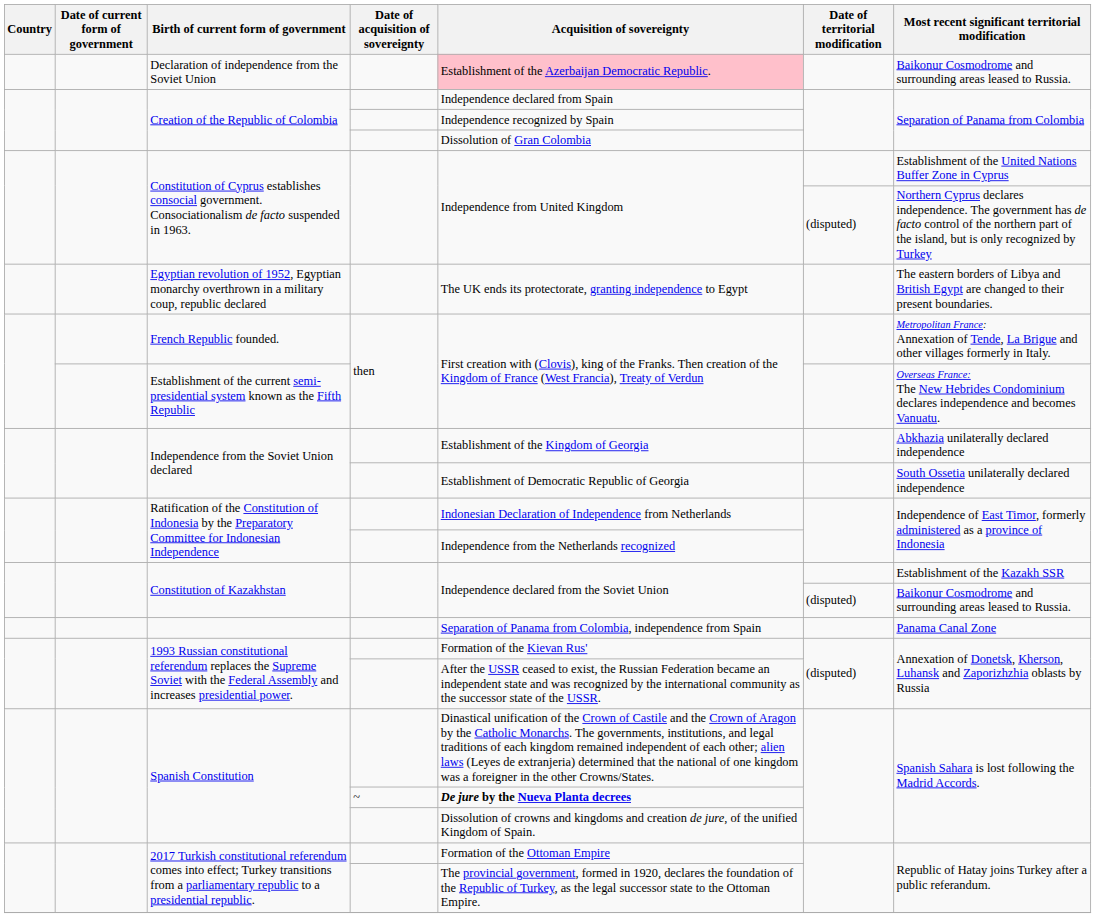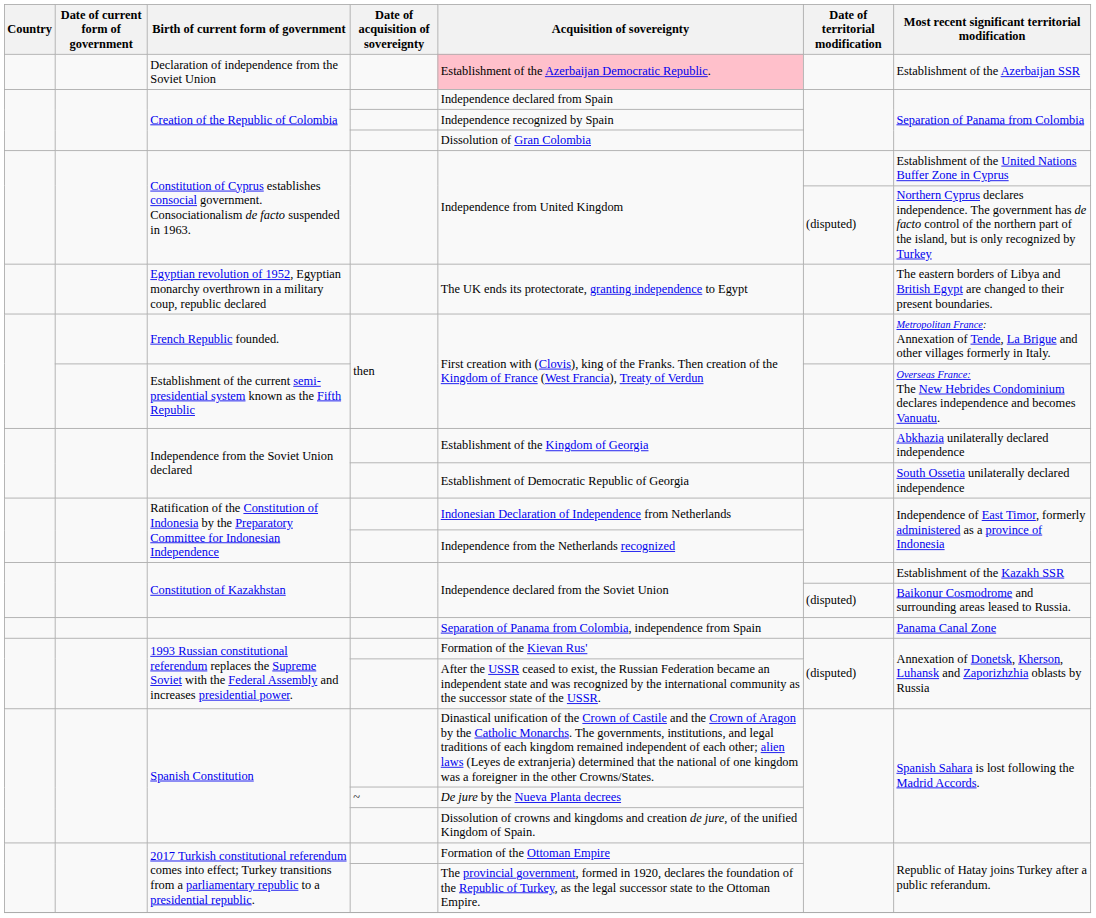(984, 72) Baikonur Cosmodrome and surrounding areas leased to Russia. -> (988, 72) Establishment of the Azerbaijan SSR
(536, 797) bold -> (531, 797) normal
